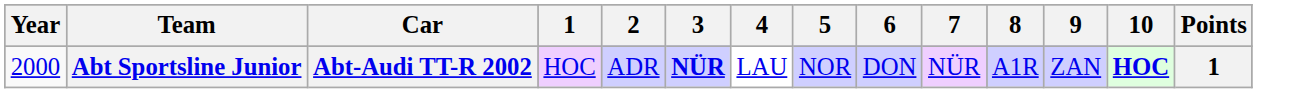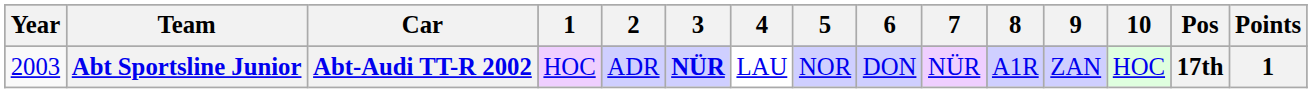+ column: (1200, 25)
(35, 66) 2000 -> (35, 66) 2003
(1141, 66) bold -> (1139, 66) normal
